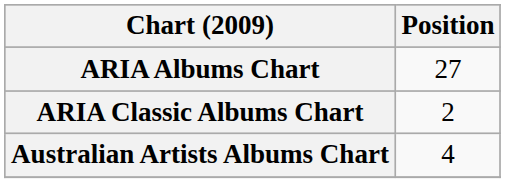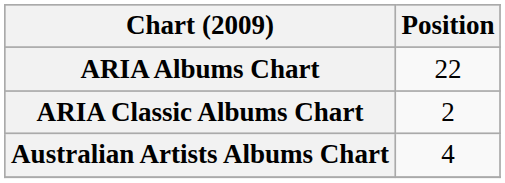(448, 68) 27 -> (448, 68) 22
